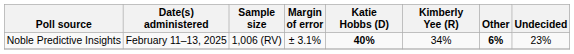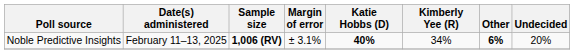(257, 41) normal -> (257, 41) bold
(541, 41) 23% -> (541, 41) 20%
